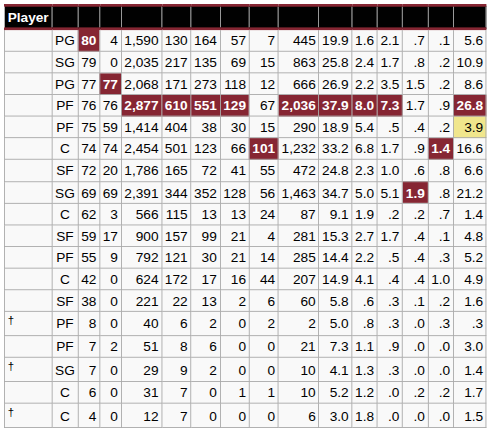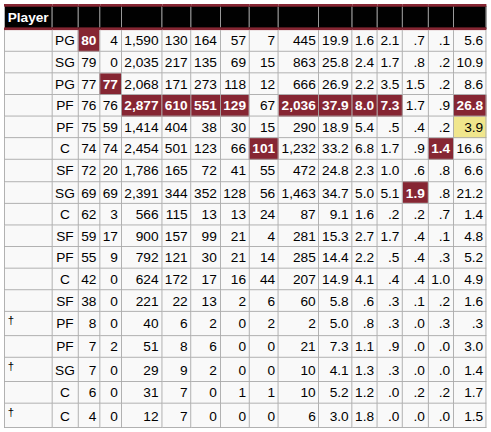(365, 214) 1.9 -> (365, 214) 1.6
